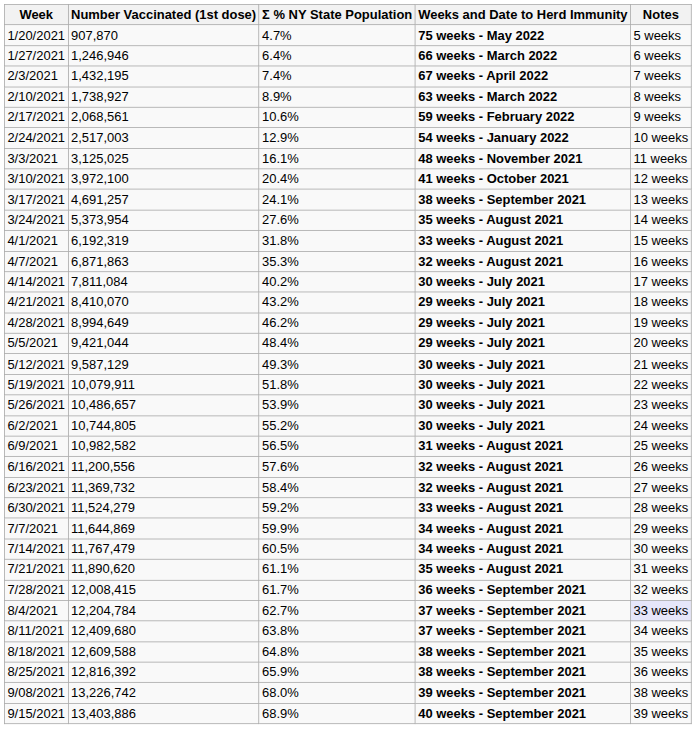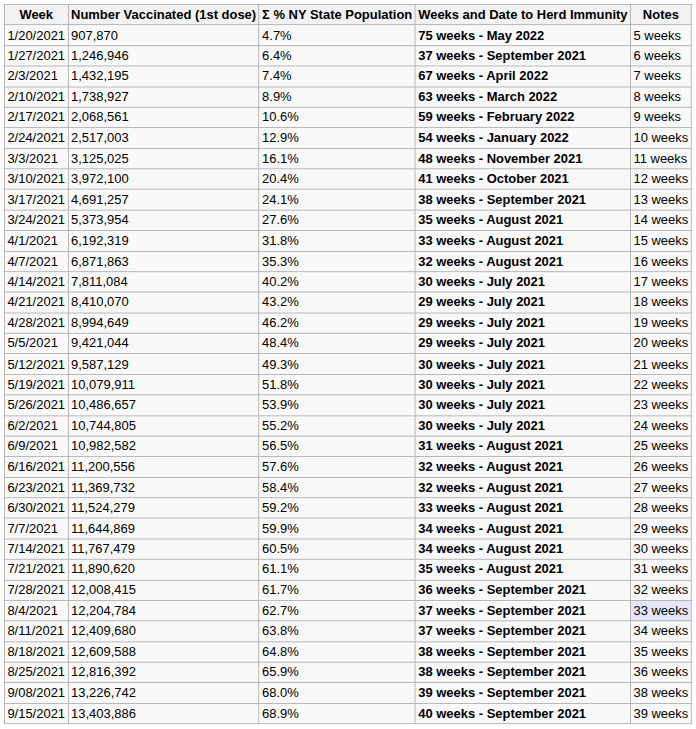(488, 55) 66 weeks - March 2022 -> (502, 55) 37 weeks - September 2021
